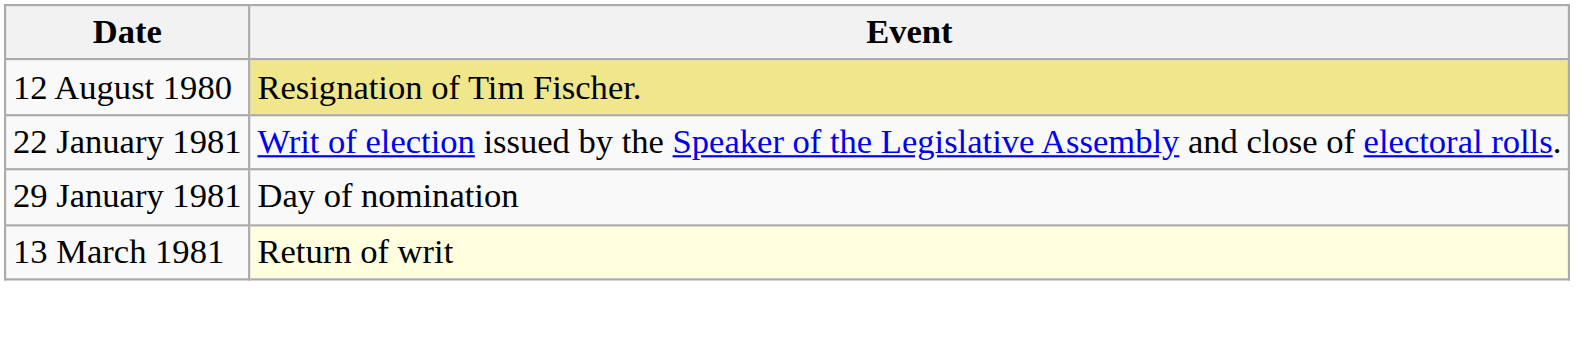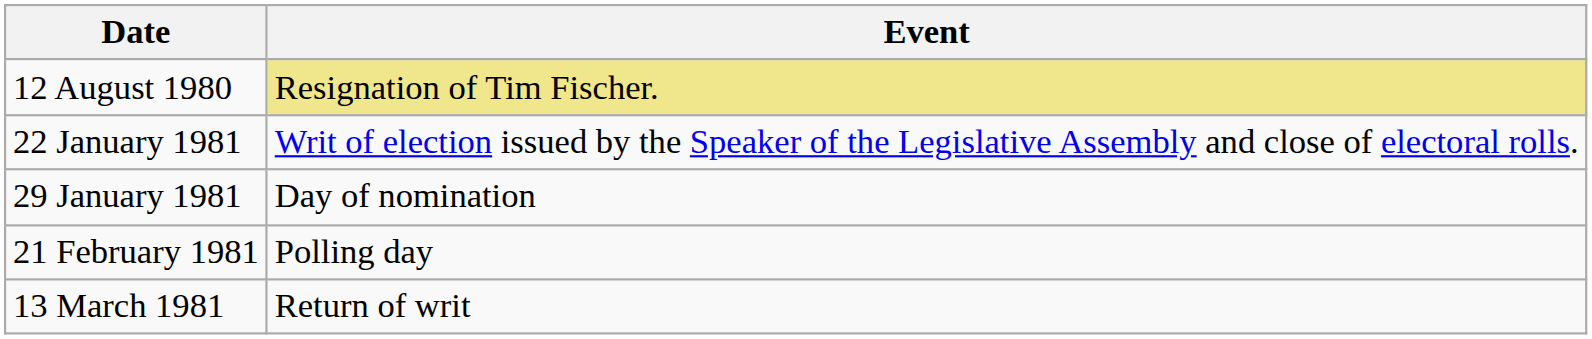+ row: (136, 251)
(355, 251) lightyellow background -> (373, 305) no background
